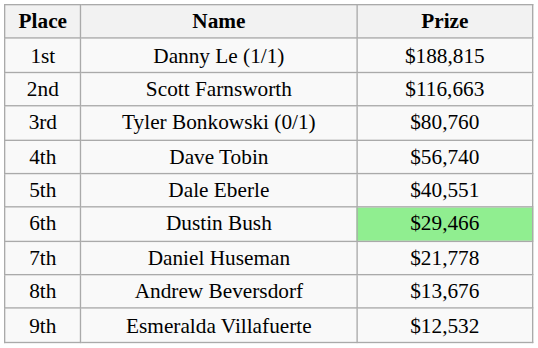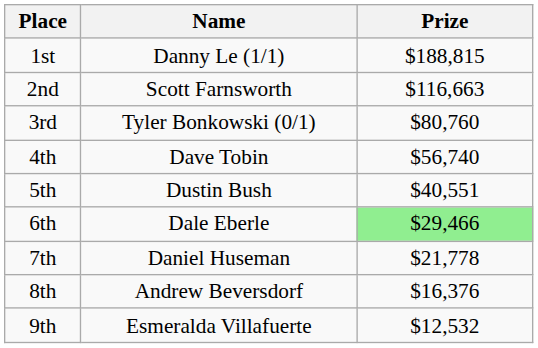(219, 190) Dale Eberle -> (219, 190) Dustin Bush
(219, 223) Dustin Bush -> (219, 223) Dale Eberle
(445, 291) $13,676 -> (445, 291) $16,376
